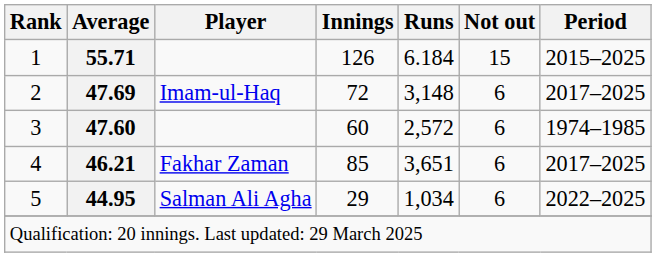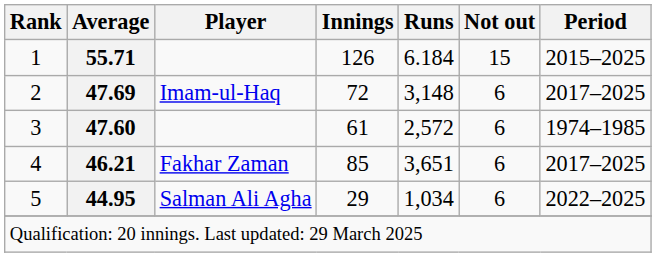(358, 127) 60 -> (358, 127) 61
